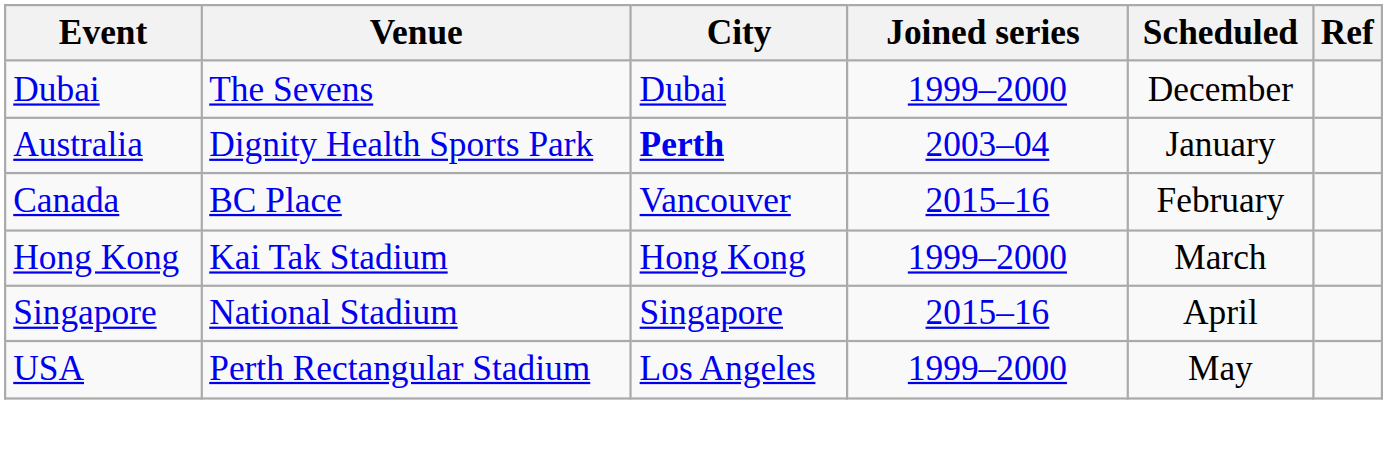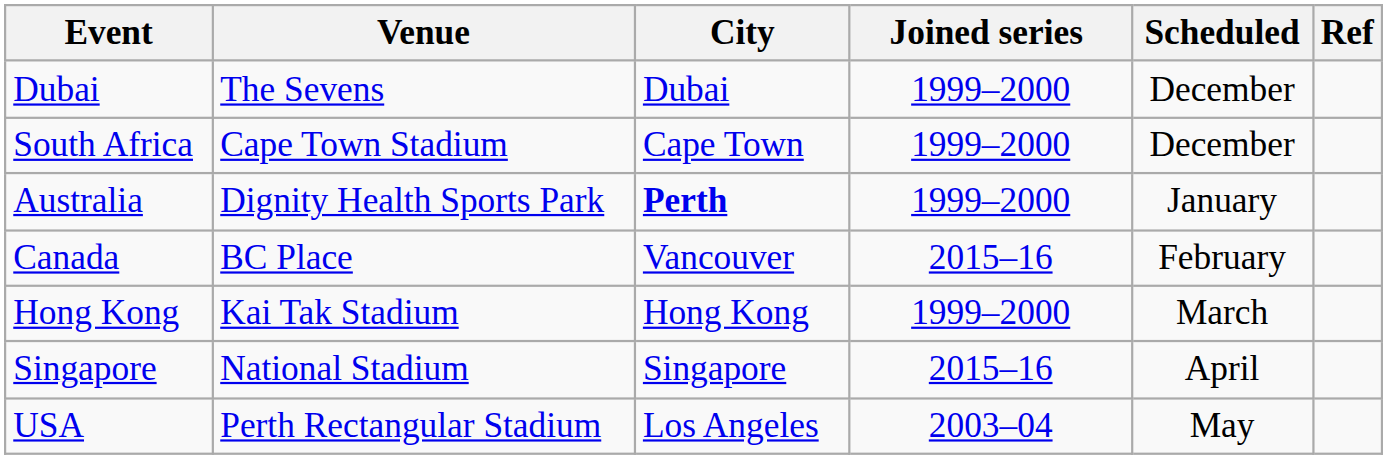+ row: (103, 144)
(987, 144) 2003–04 -> (991, 200) 1999–2000
(987, 369) 1999–2000 -> (991, 425) 2003–04
